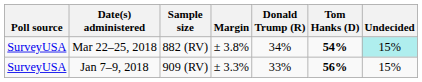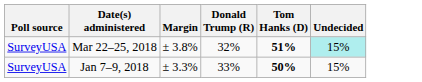- column: (185, 21)
(280, 47) 34% -> (229, 47) 32%
(335, 47) 54% -> (284, 47) 51%
(335, 67) 56% -> (284, 67) 50%
